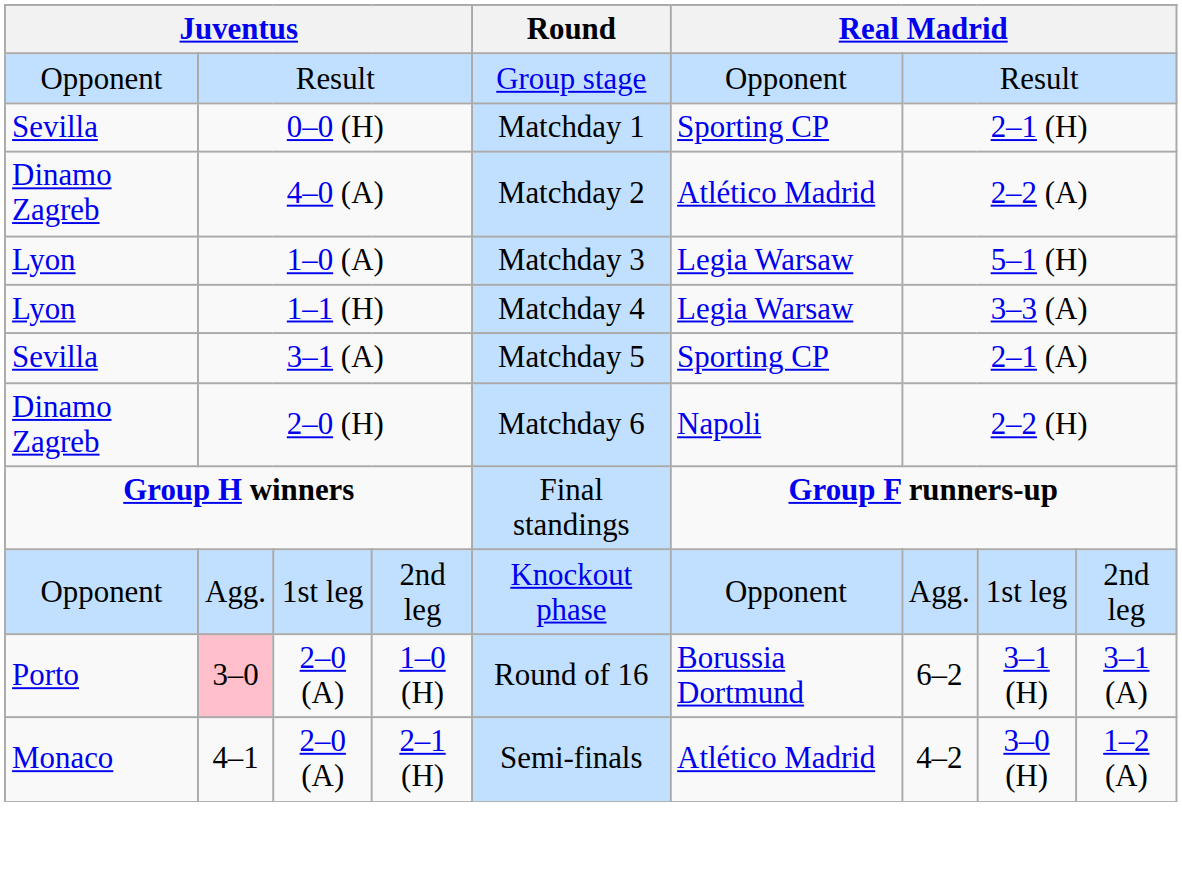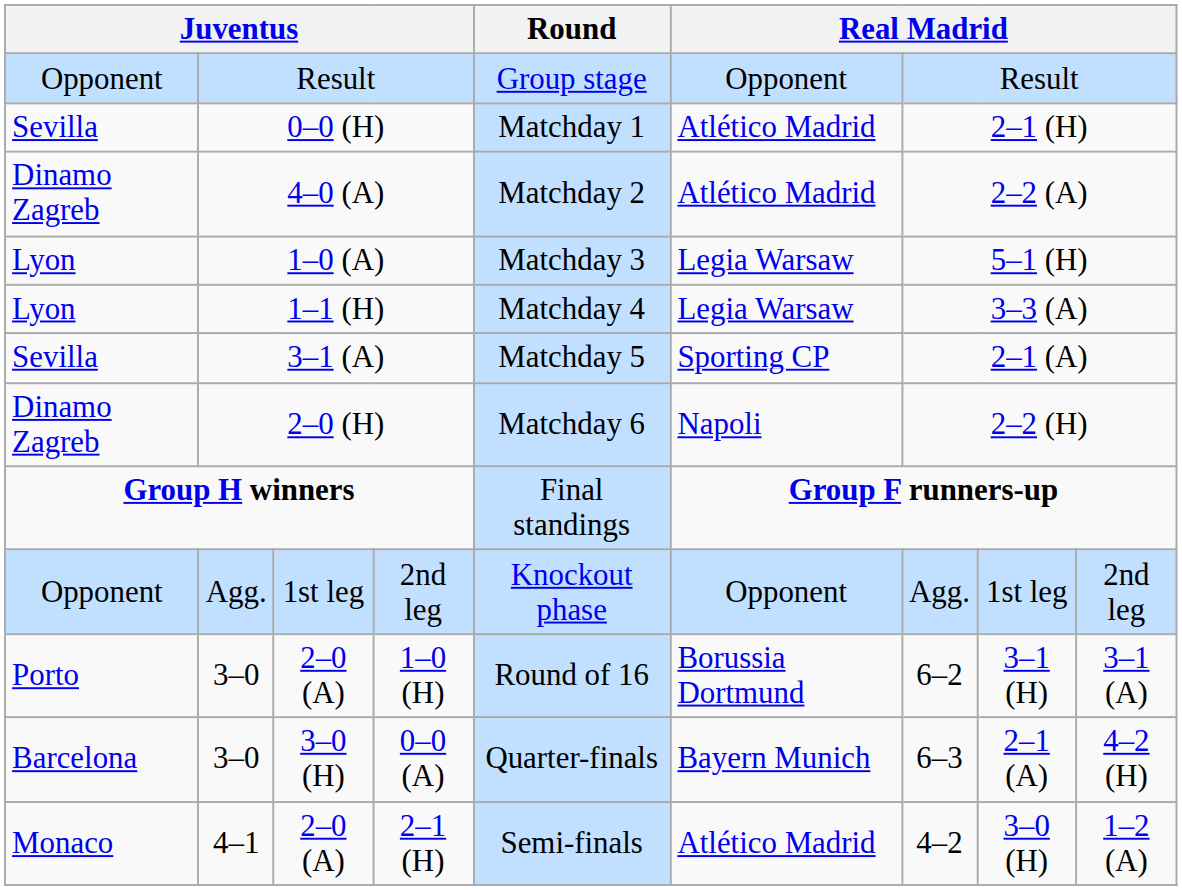(753, 126) Sporting CP -> (776, 126) Atlético Madrid
(236, 675) pink background -> (236, 675) no background
+ row: (423, 758)
